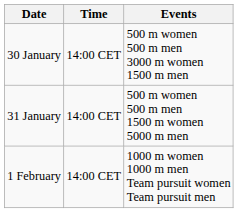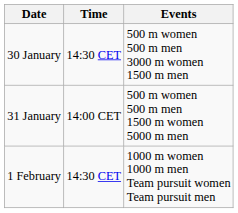(94, 54) 14:00 CET -> (94, 54) 14:30 CET
(94, 176) 14:00 CET -> (94, 176) 14:30 CET
